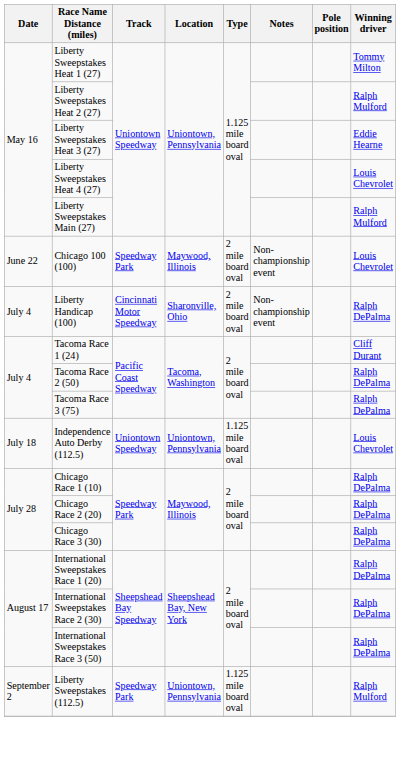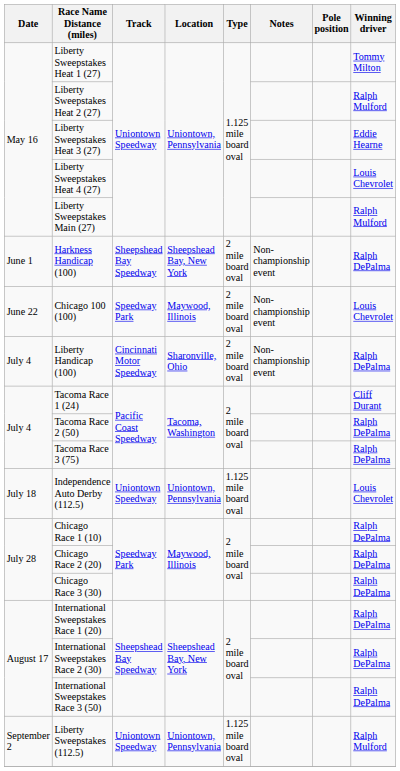+ row: (74, 261)
(136, 691) Speedway Park -> (138, 741) Uniontown Speedway
